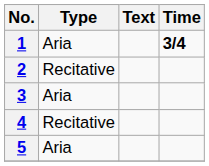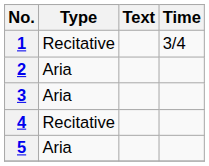(57, 43) Aria -> (79, 43) Recitative
(174, 43) bold -> (174, 43) normal
(79, 69) Recitative -> (57, 69) Aria
